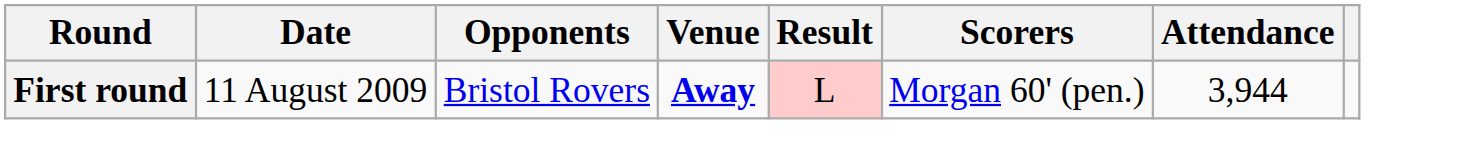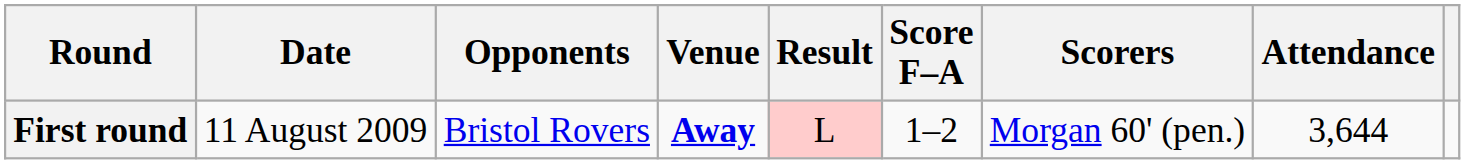+ column: (931, 52)
(1248, 88) 3,944 -> (1348, 128) 3,644
